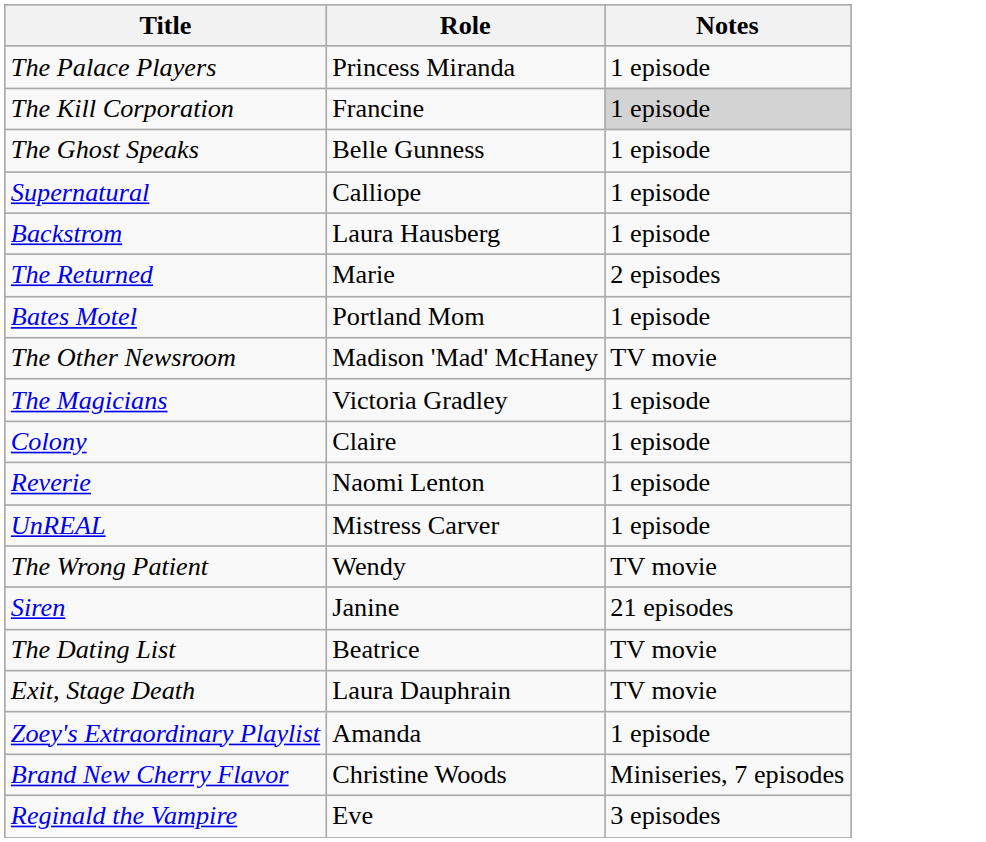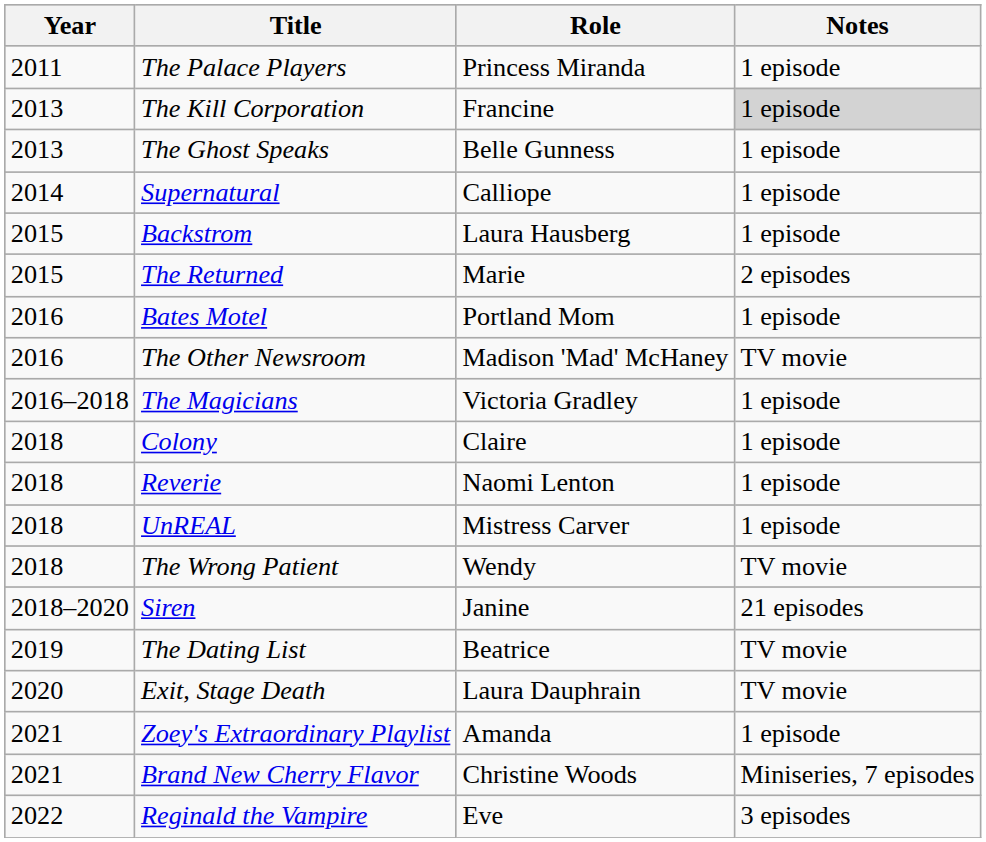+ column: (70, 25)
